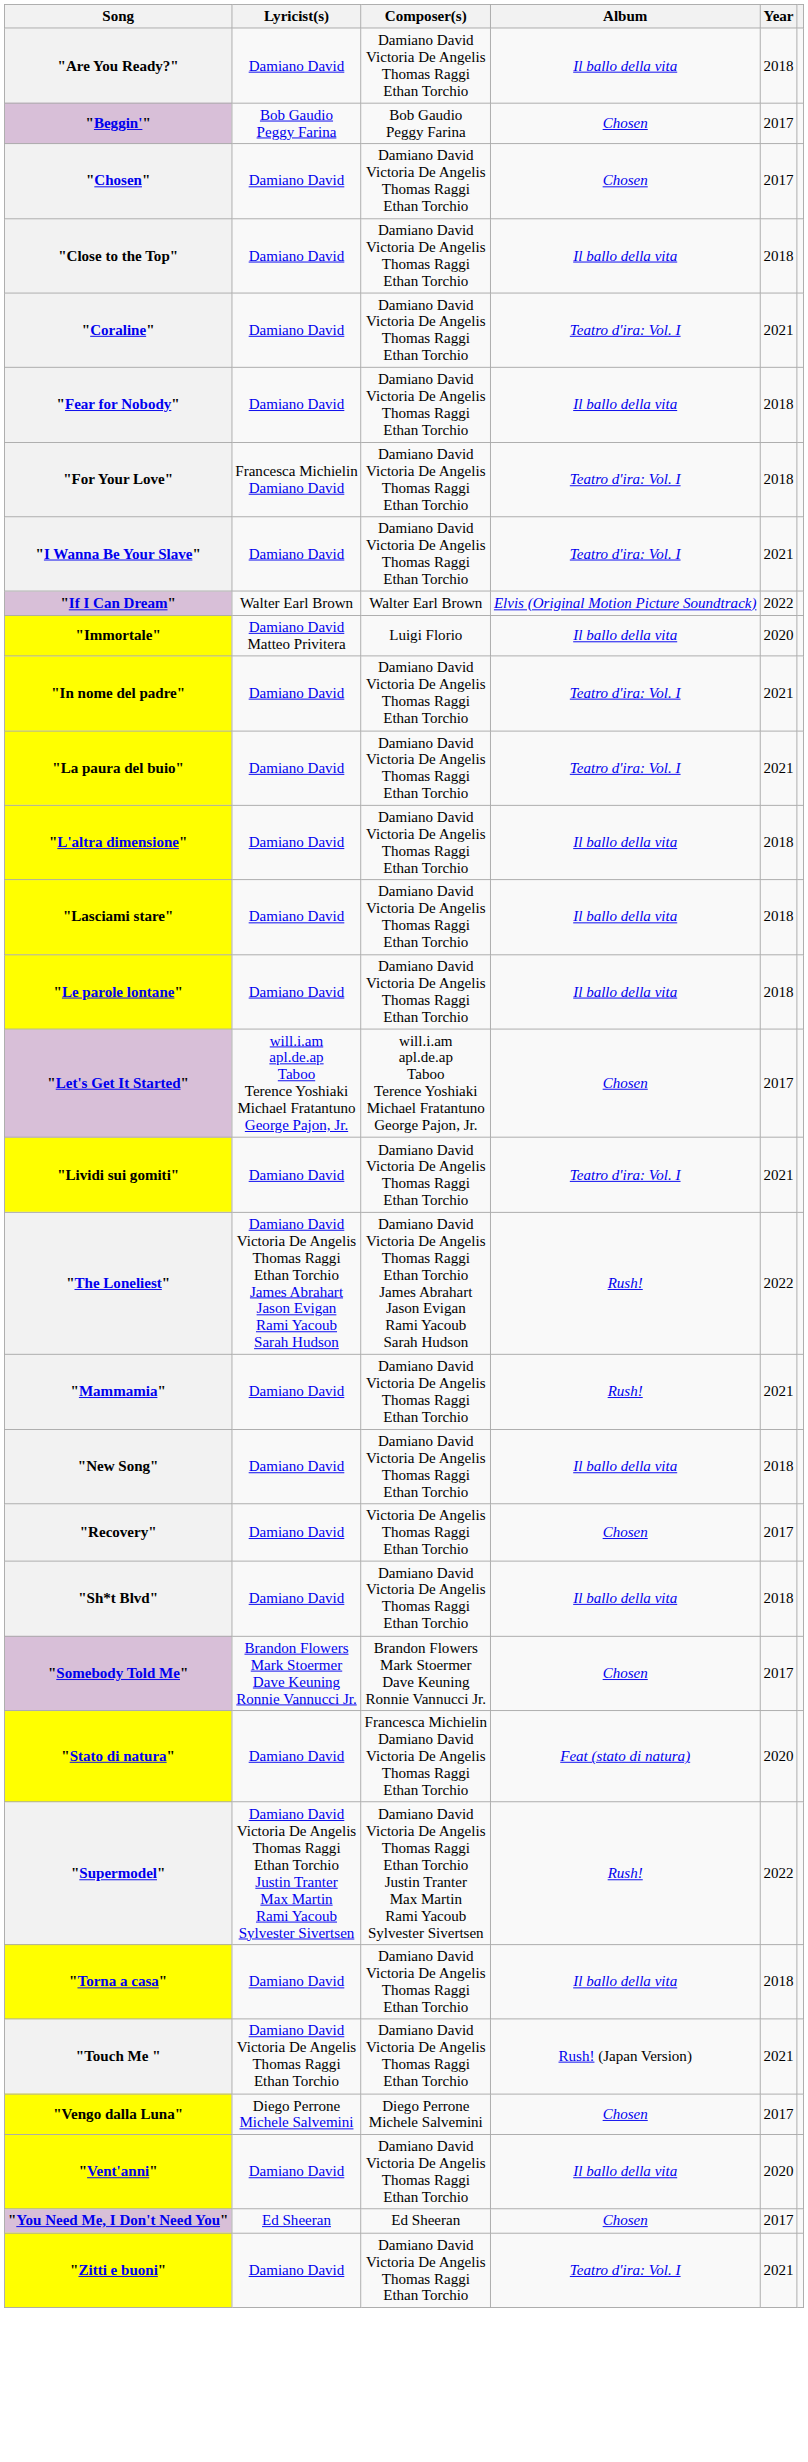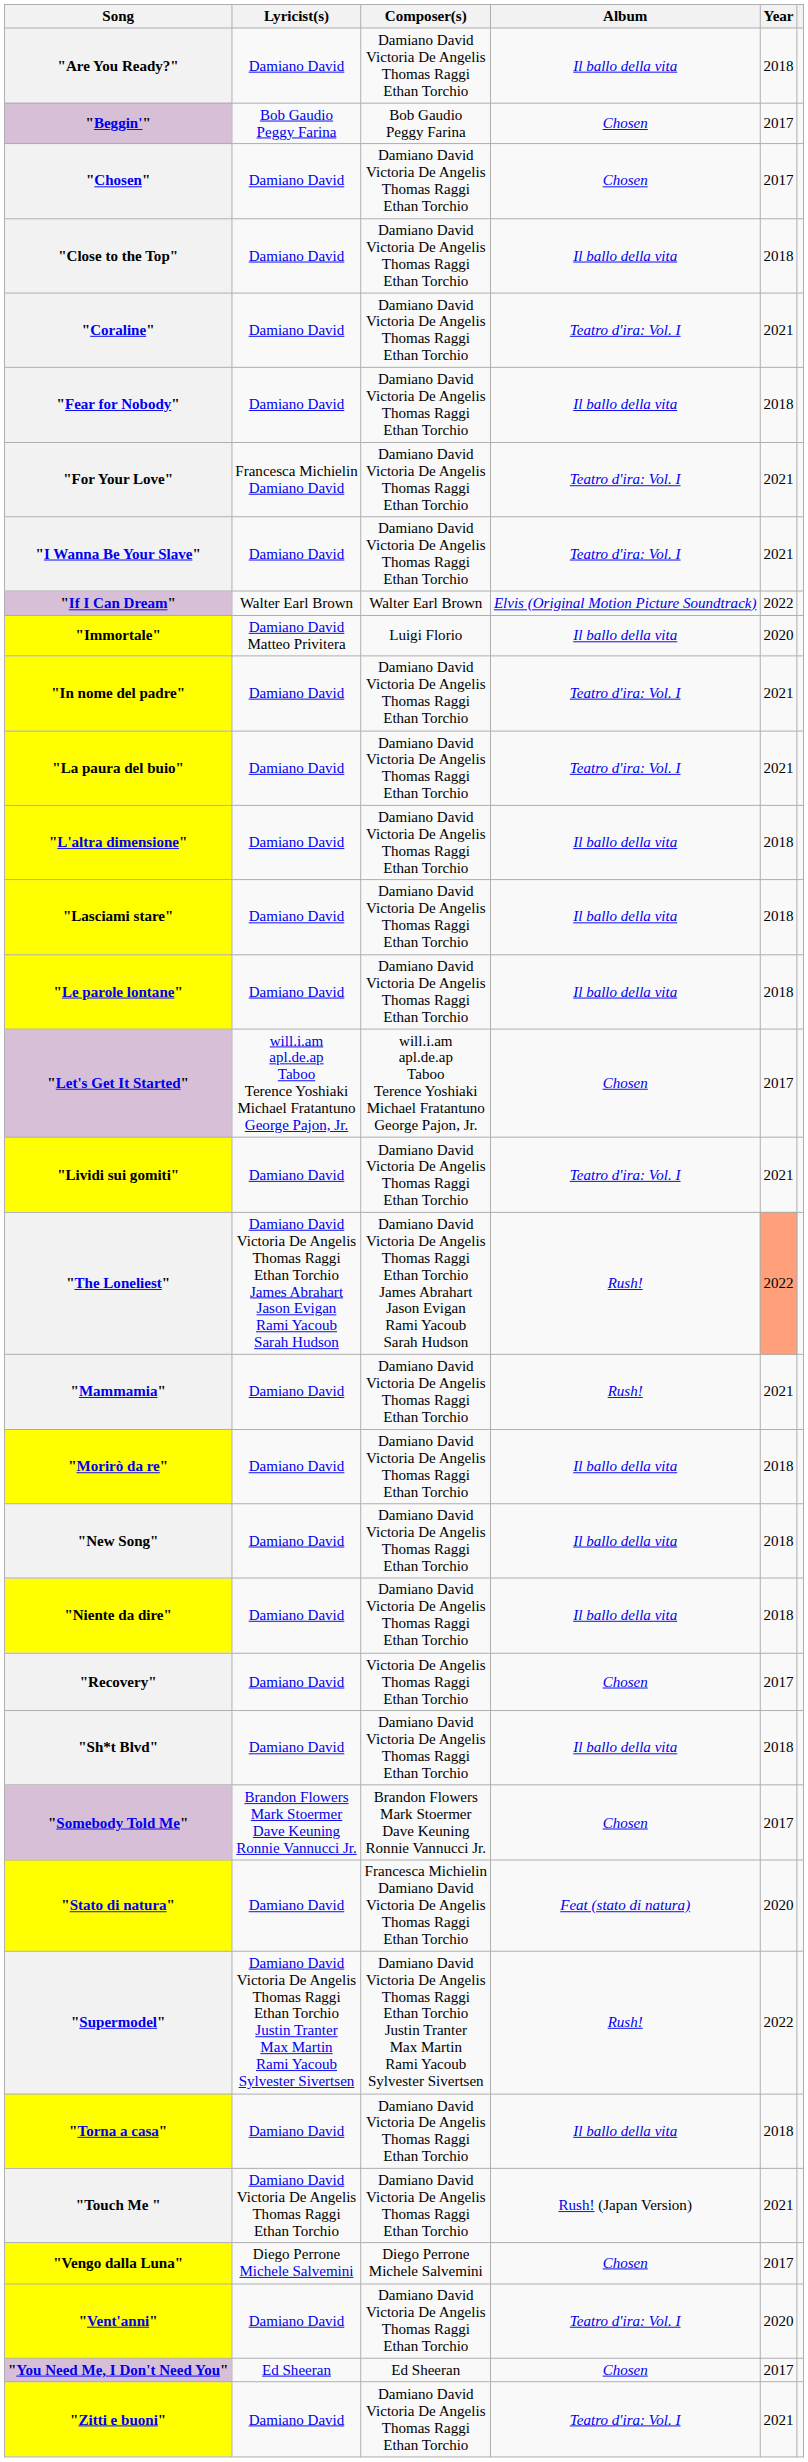(778, 479) 2018 -> (778, 479) 2021
(778, 1283) no background -> (778, 1283) lightsalmon background
+ row: (118, 1466)
+ row: (118, 1615)
(625, 2171) Il ballo della vita -> (625, 2320) Teatro d'ira: Vol. I
